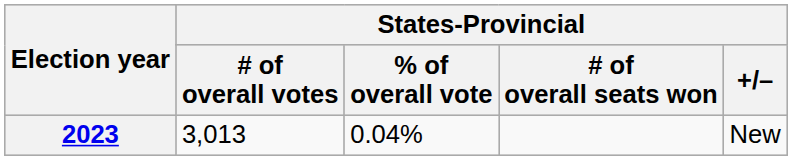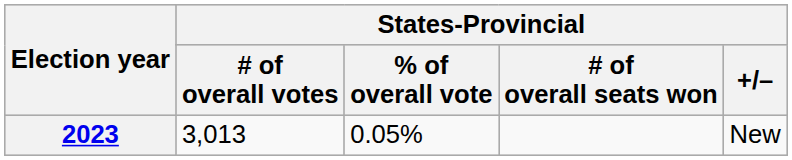(387, 134) 0.04% -> (387, 134) 0.05%
